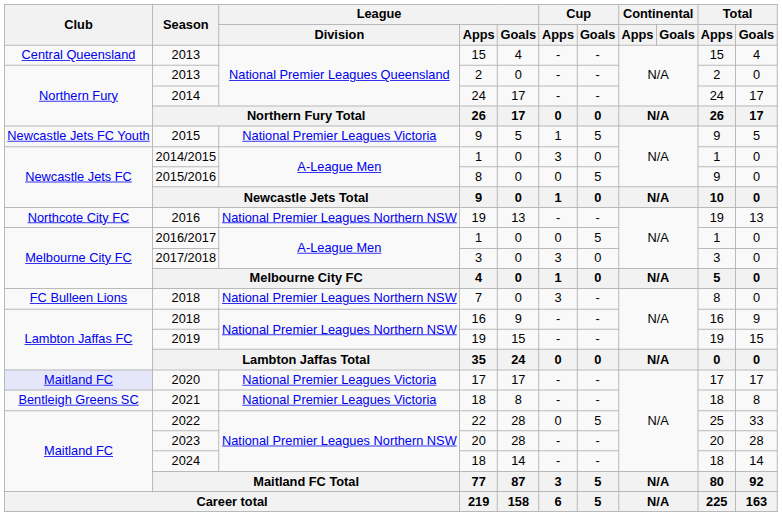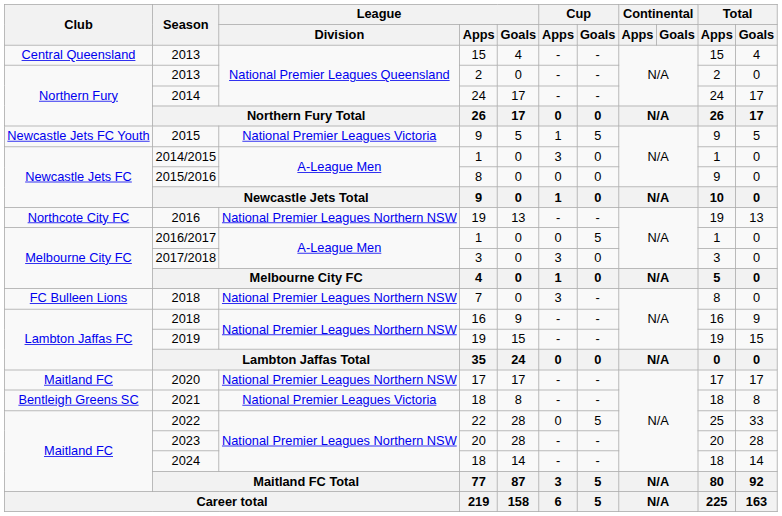(598, 177) 5 -> (598, 177) 0
(78, 380) lavender background -> (78, 380) no background
(339, 380) National Premier Leagues Victoria -> (339, 380) National Premier Leagues Northern NSW
